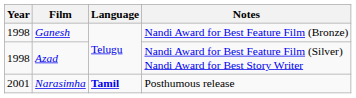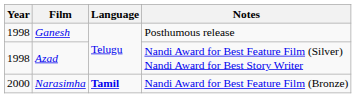(246, 32) Nandi Award for Best Feature Film (Bronze) -> (190, 32) Posthumous release
(18, 83) 2001 -> (18, 83) 2000
(190, 83) Posthumous release -> (246, 83) Nandi Award for Best Feature Film (Bronze)
